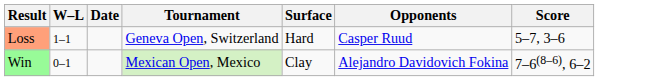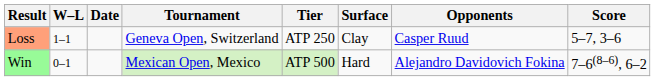+ column: (310, 15)
(299, 38) Hard -> (355, 38) Clay
(299, 62) Clay -> (356, 62) Hard
